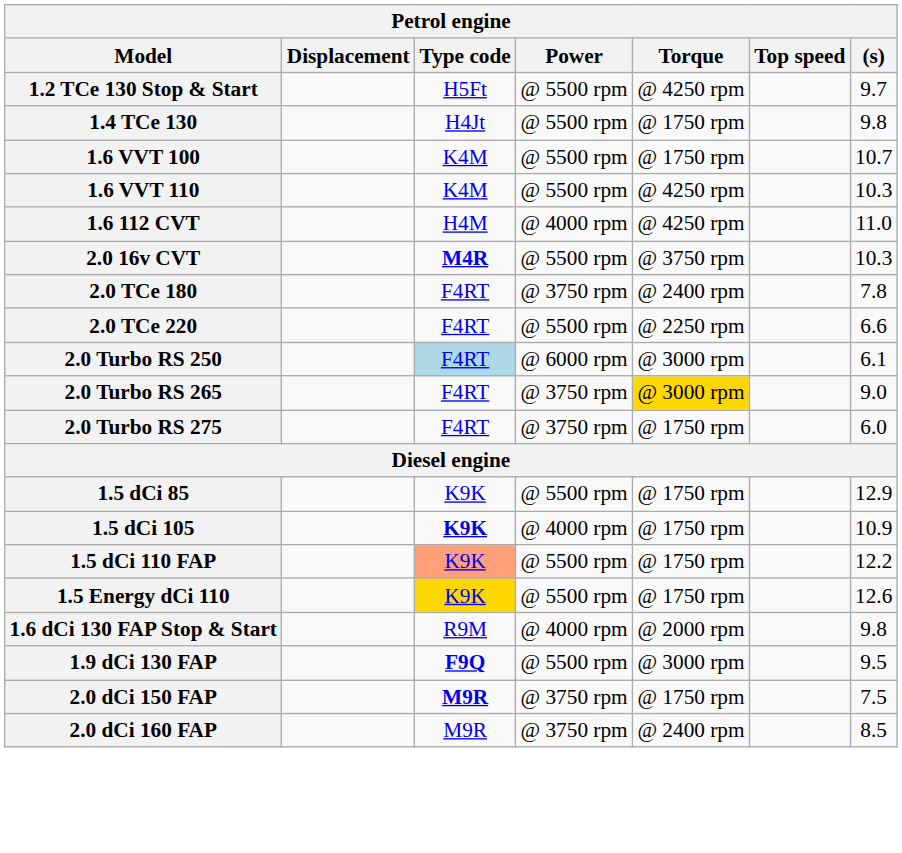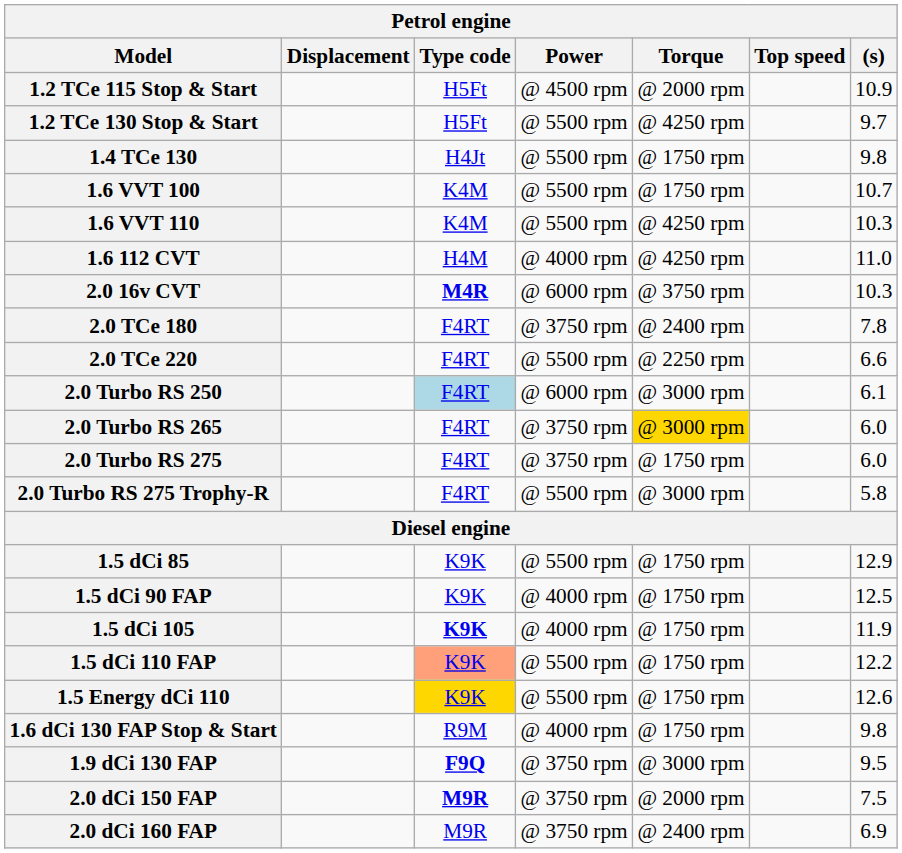+ row: (143, 88)
(574, 257) @ 5500 rpm -> (574, 291) @ 6000 rpm
(874, 392) 9.0 -> (874, 426) 6.0
+ row: (143, 493)
+ row: (143, 595)
(874, 527) 10.9 -> (874, 628) 11.9
(691, 628) @ 2000 rpm -> (691, 730) @ 1750 rpm
(574, 662) @ 5500 rpm -> (574, 763) @ 3750 rpm
(691, 696) @ 1750 rpm -> (691, 797) @ 2000 rpm
(874, 730) 8.5 -> (874, 831) 6.9
